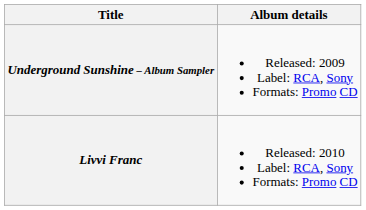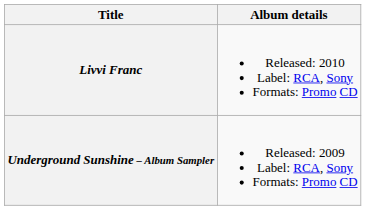rows swapped: (111, 70) <-> (111, 160)
